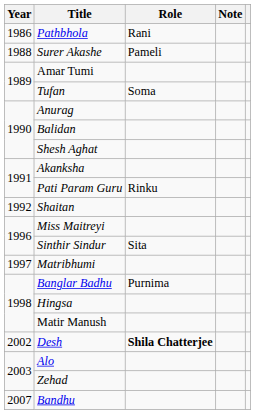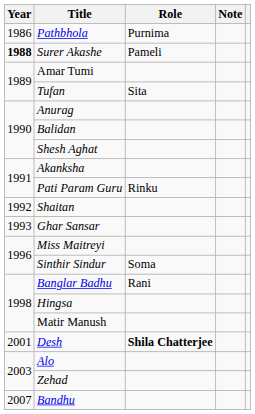(139, 33) Rani -> (148, 33) Purnima
(19, 52) normal -> (19, 52) bold
(142, 91) Soma -> (137, 91) Sita
+ row: (68, 226)
(137, 245) Sita -> (142, 264) Soma
- row: (66, 264)
(148, 284) Purnima -> (139, 284) Rani
(19, 341) 2002 -> (19, 341) 2001
